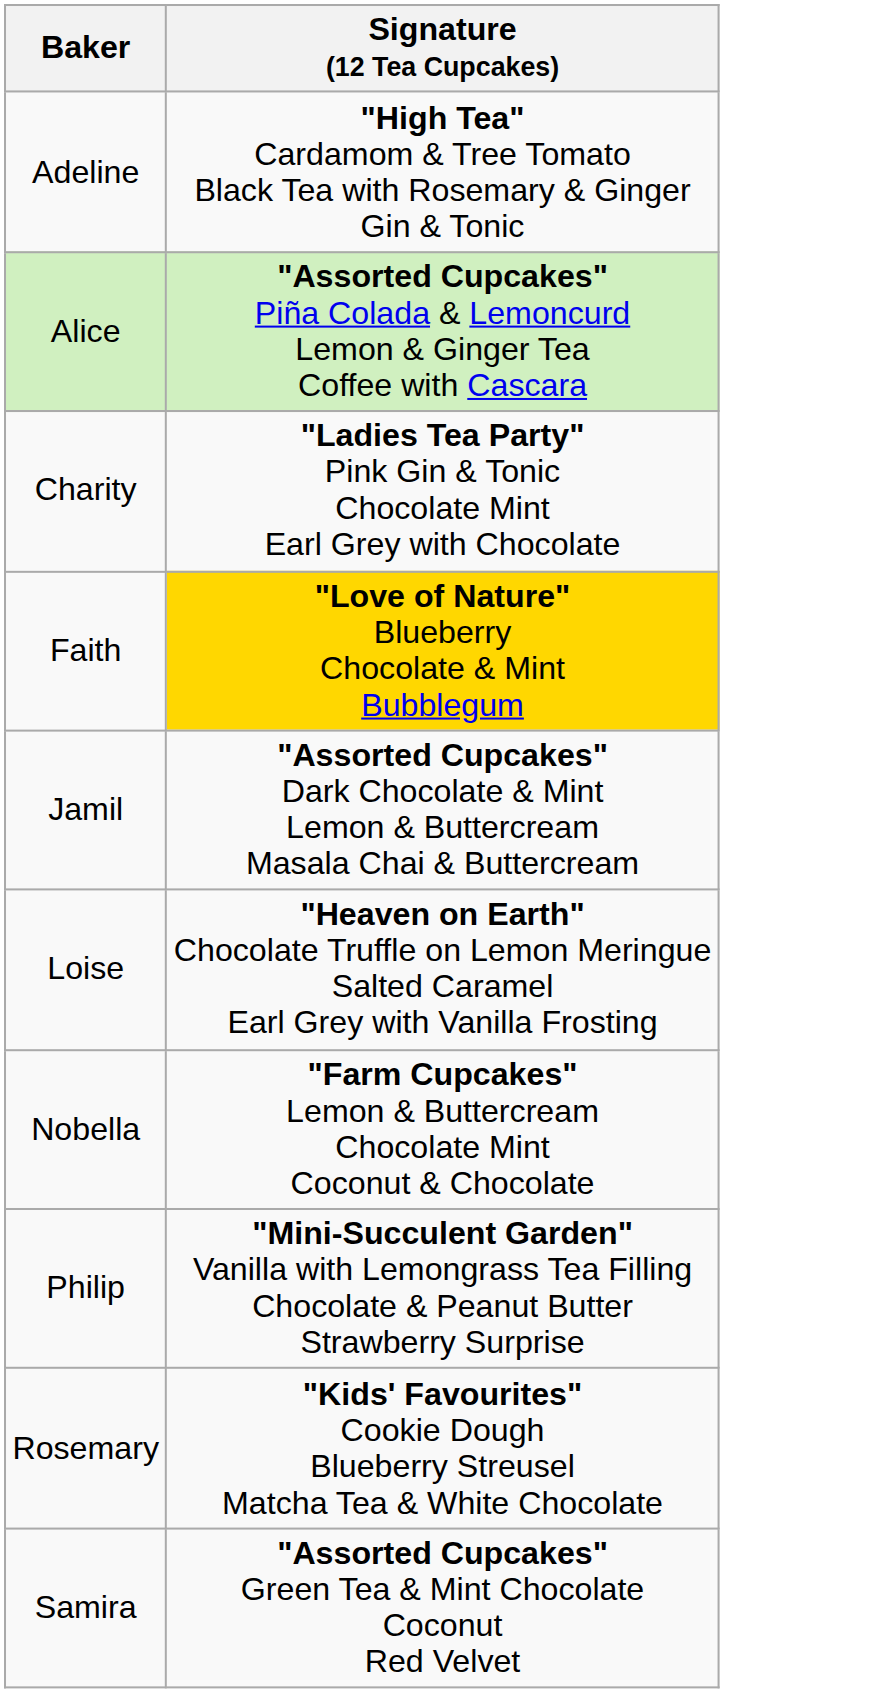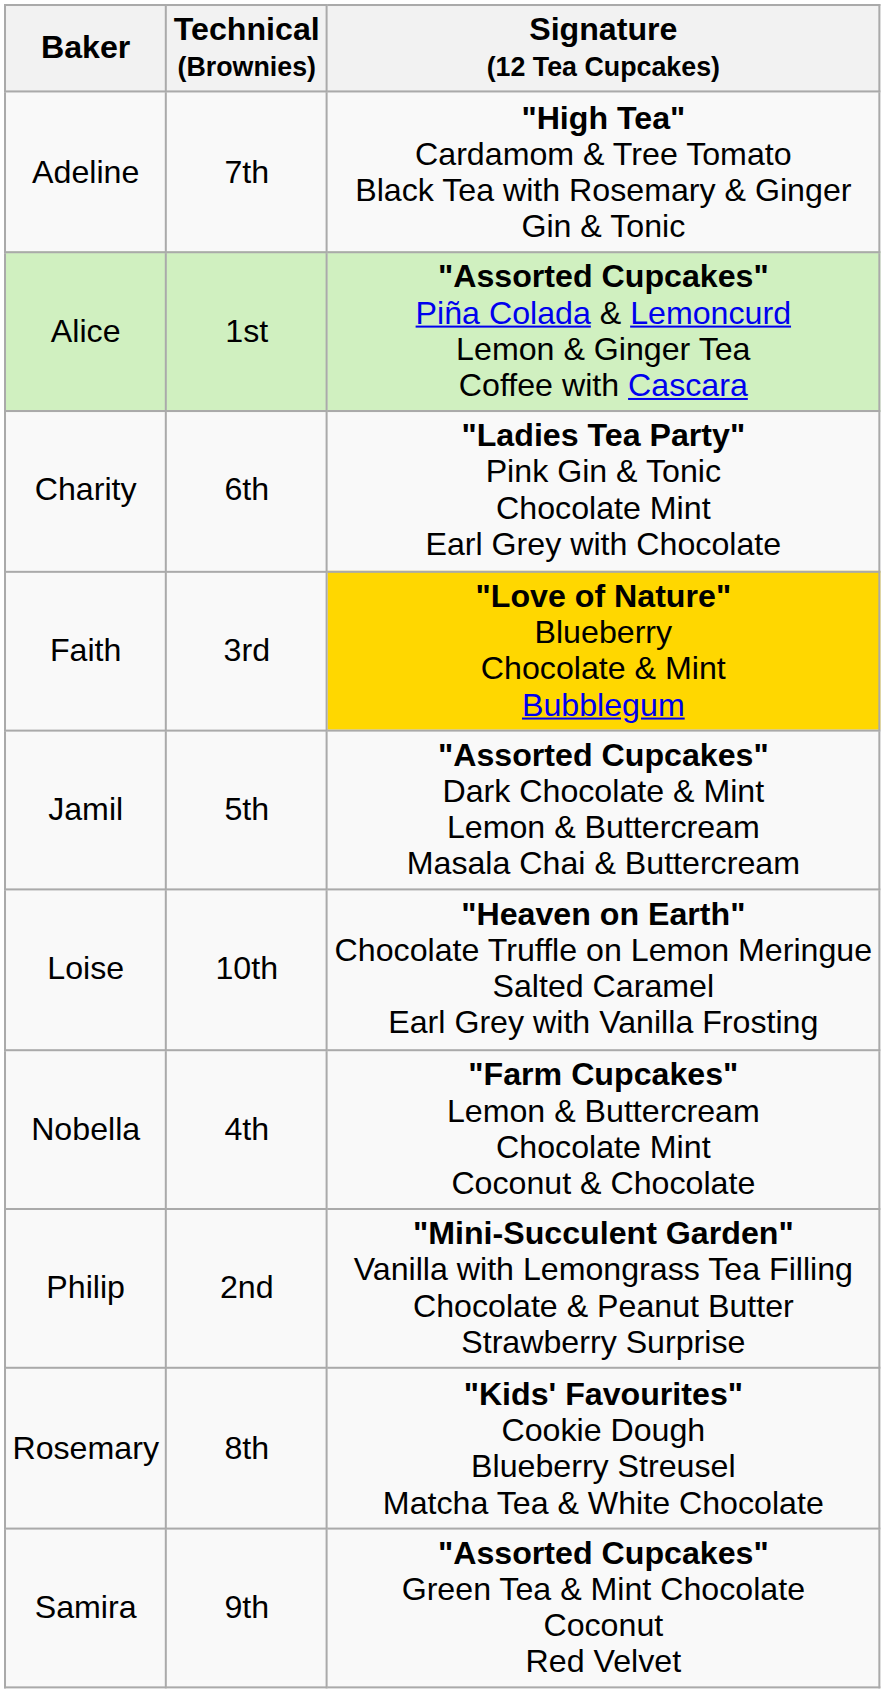+ column: (247, 48)
